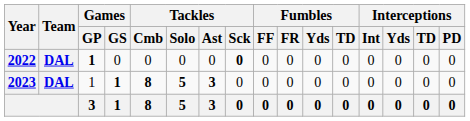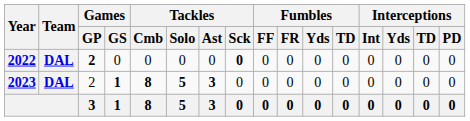(92, 60) 1 -> (92, 60) 2
(92, 82) 1 -> (92, 82) 2
